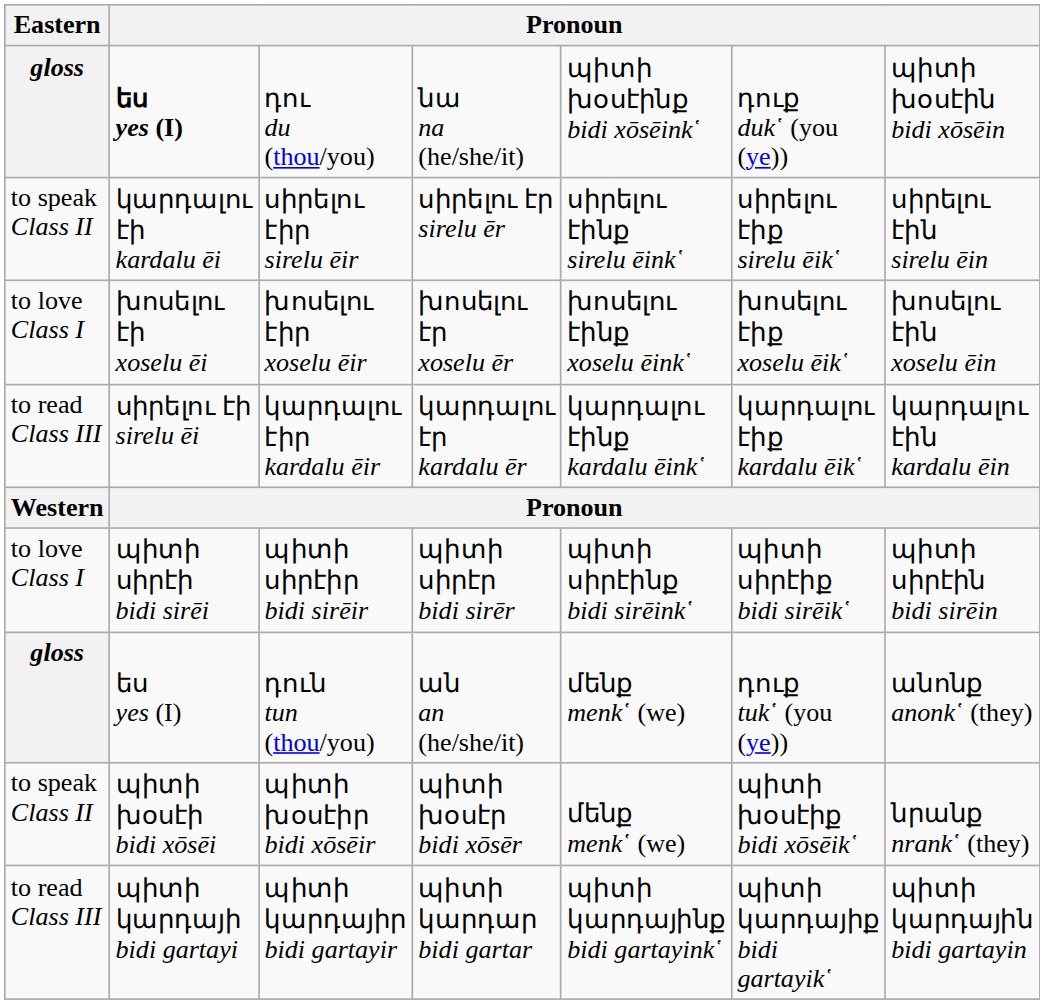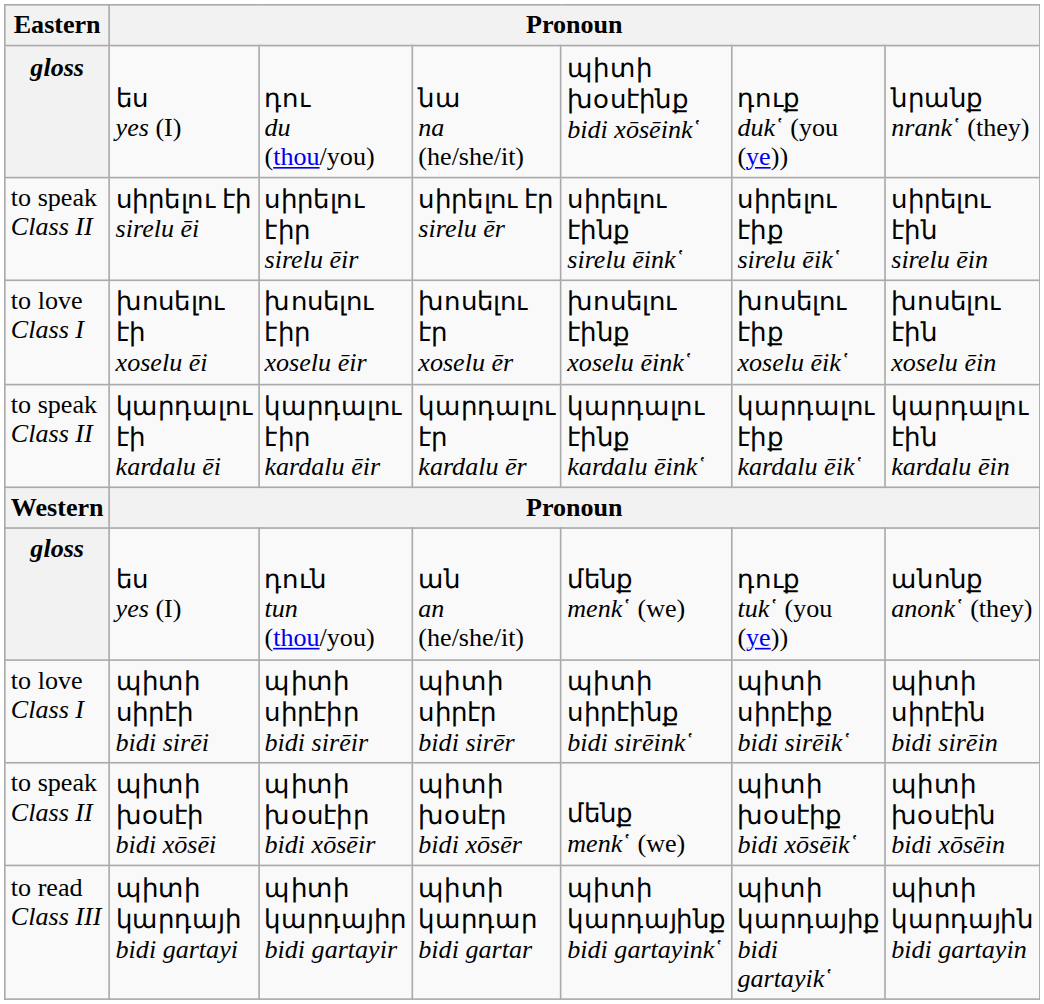(149, 112) bold -> (148, 112) normal
(948, 98) պիտի խօսէին bidi xōsēin -> (960, 112) նրանք nrank῾ (they)
(184, 229) կարդալու էի kardalu ēi -> (183, 213) սիրելու էի sirelu ēi
(56, 418) to read Class III -> (54, 418) to speak Class II
(183, 420) սիրելու էի sirelu ēi -> (184, 435) կարդալու էի kardalu ēi
rows swapped: (320, 712) <-> (316, 580)
(960, 828) նրանք nrank῾ (they) -> (948, 814) պիտի խօսէին bidi xōsēin
